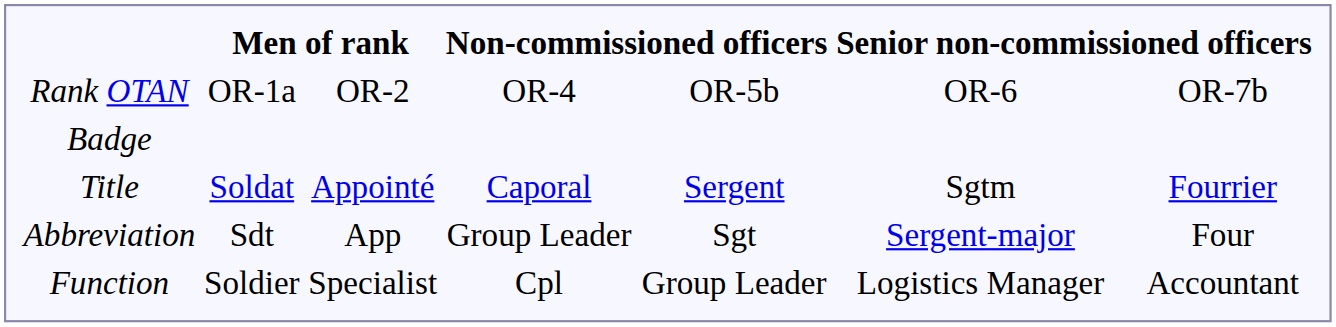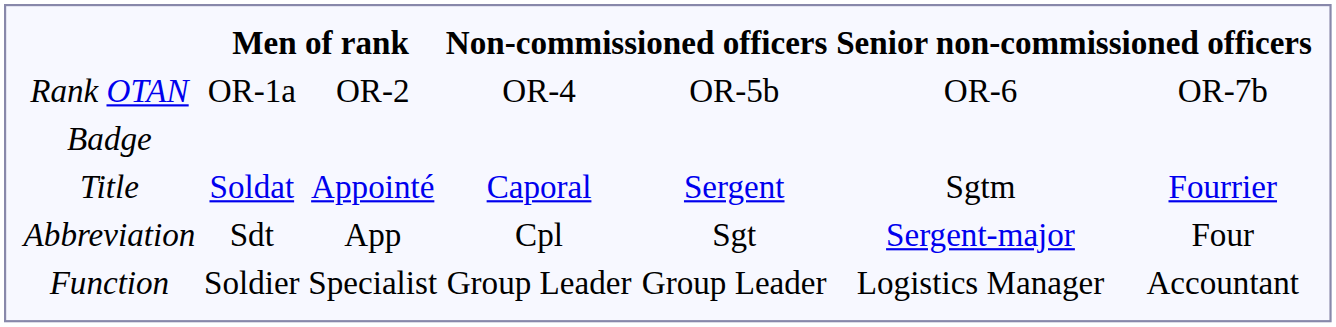(539, 234) Group Leader -> (539, 234) Cpl
(539, 282) Cpl -> (539, 282) Group Leader
